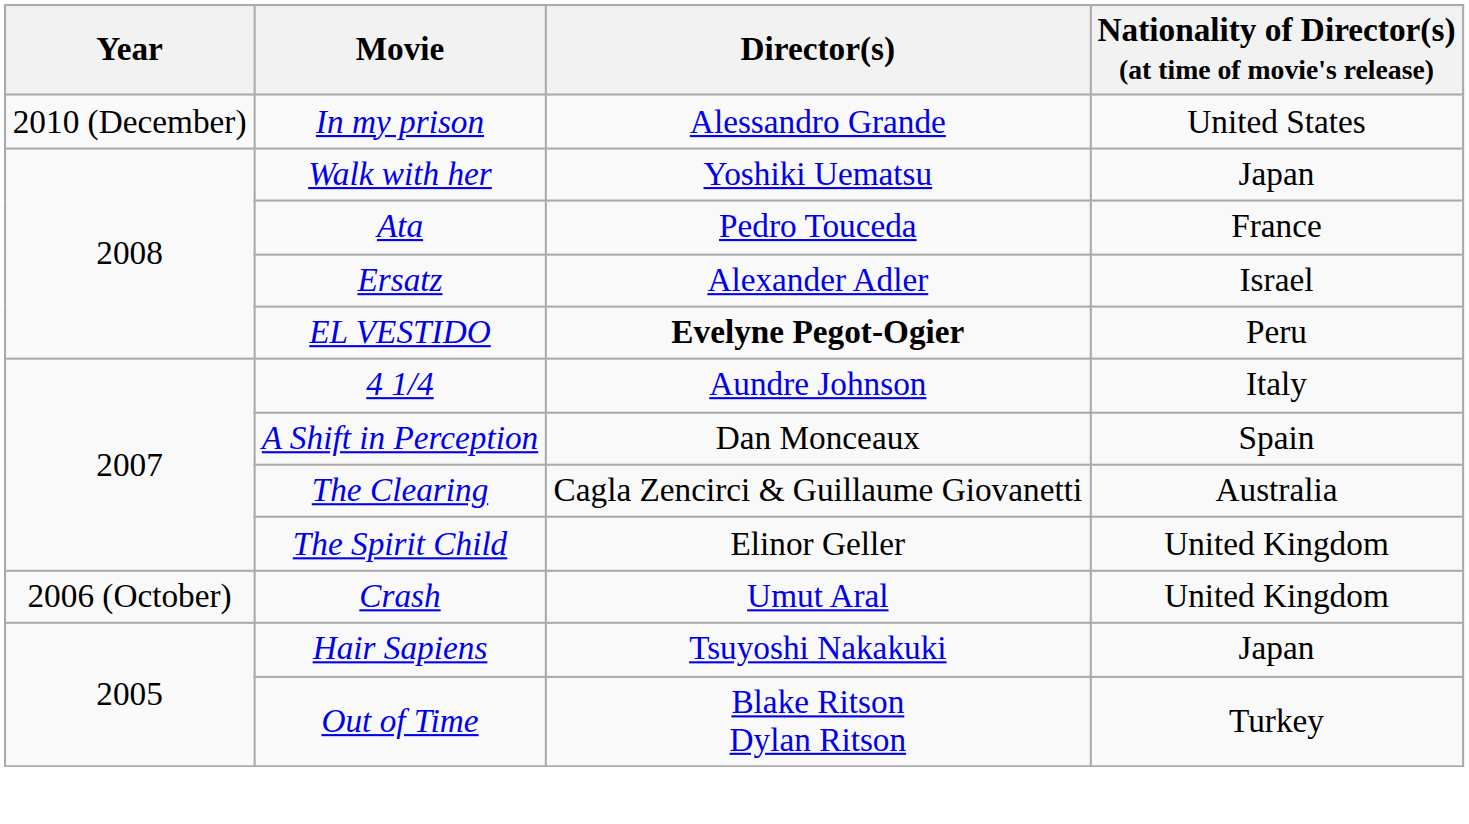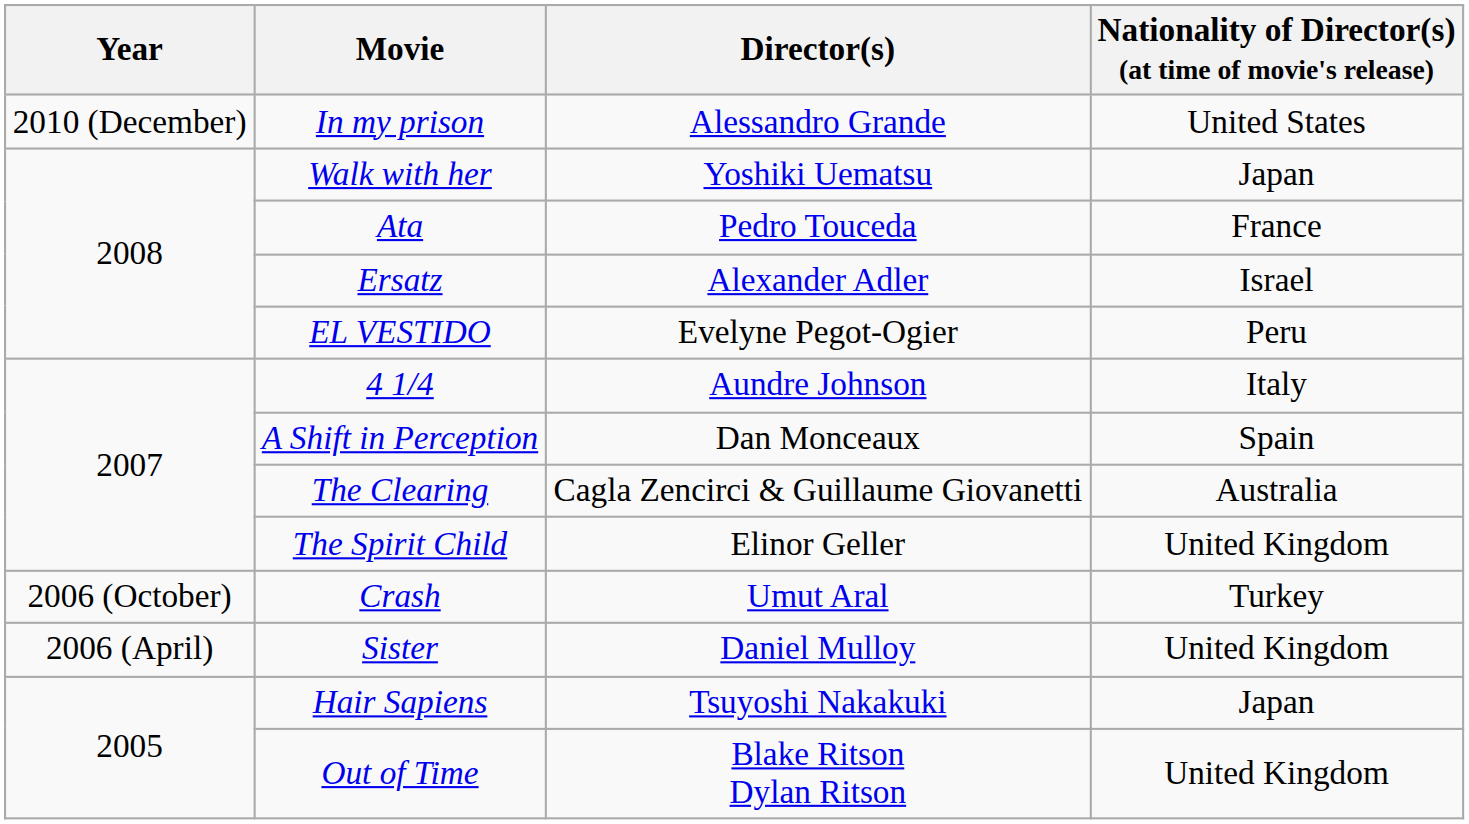(818, 332) bold -> (818, 332) normal
(1276, 596) United Kingdom -> (1276, 596) Turkey
+ row: (400, 648)
(1276, 720) Turkey -> (1276, 773) United Kingdom
